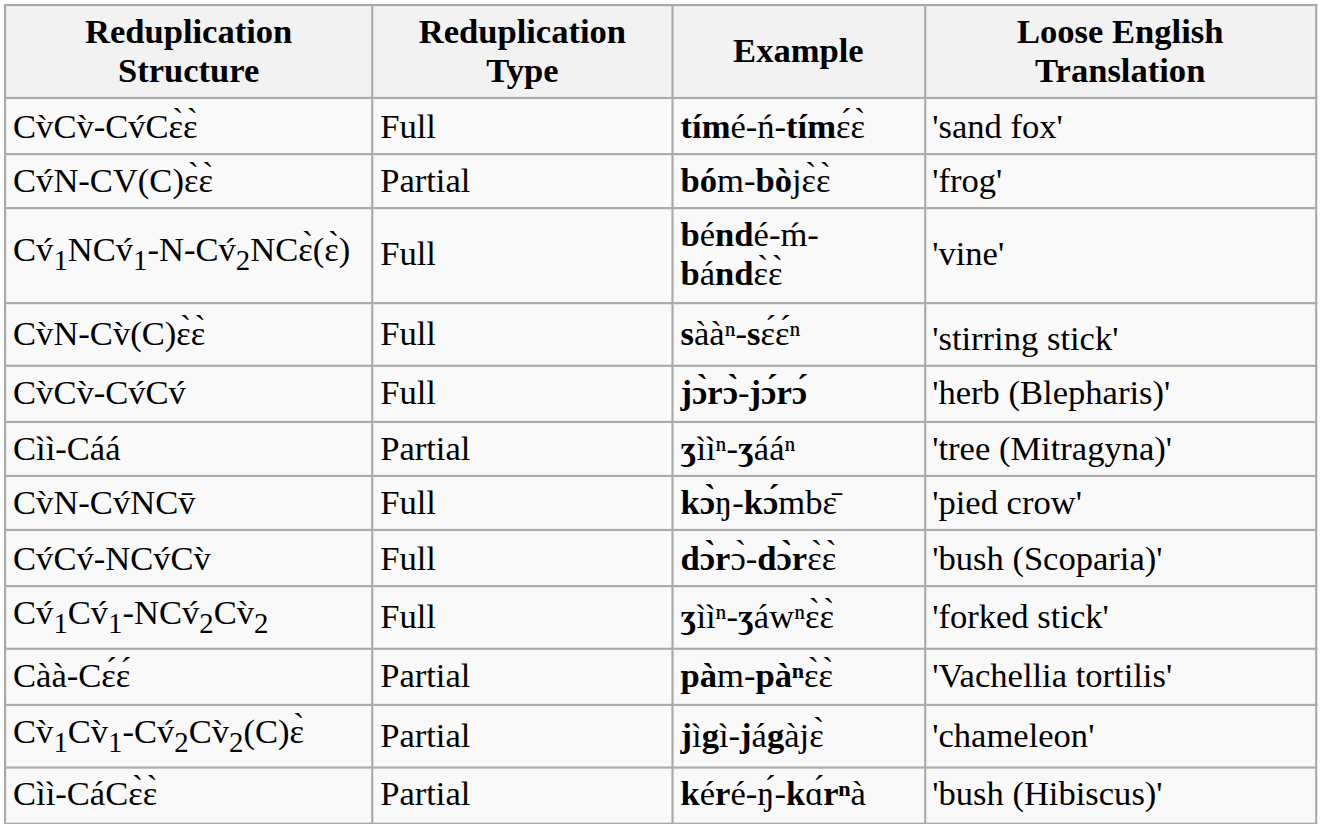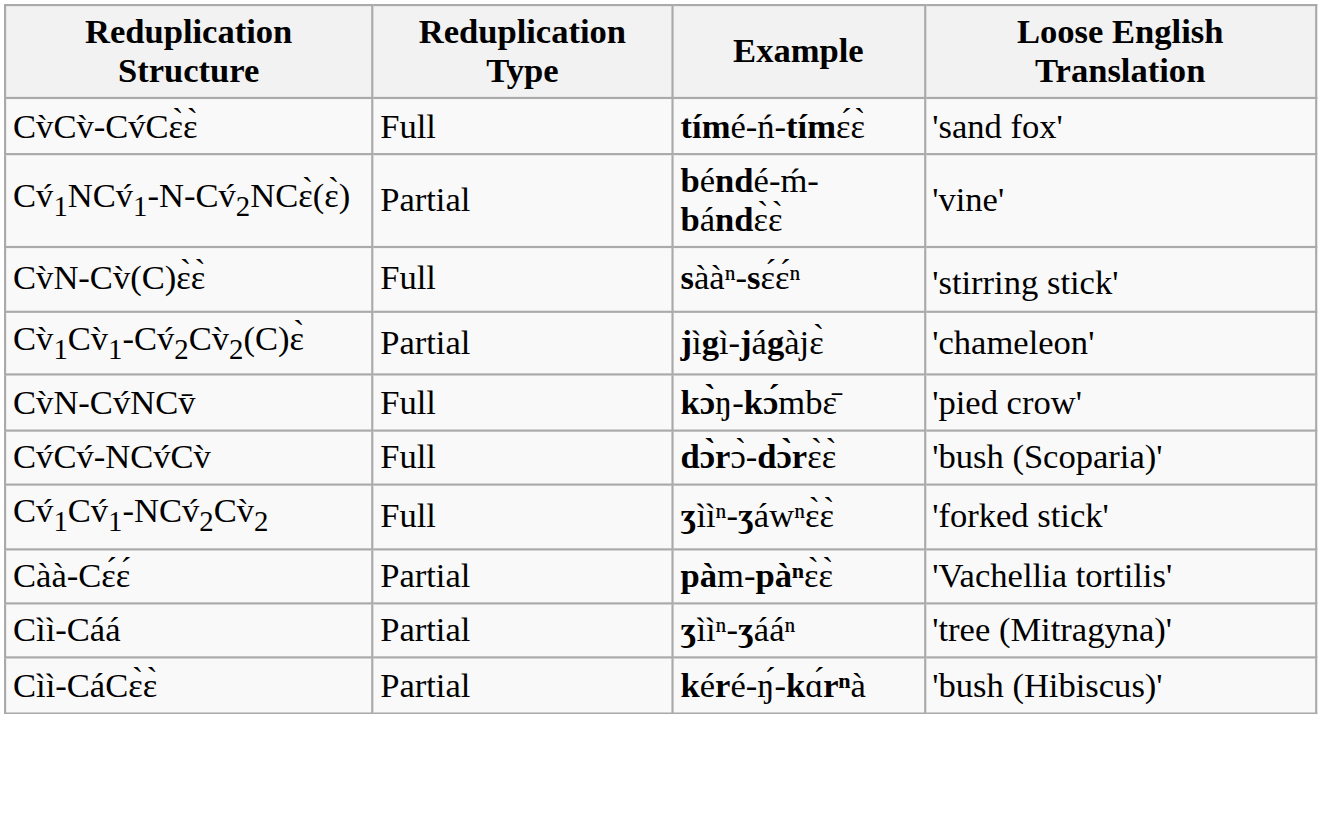- row: (113, 180)
(408, 254) Full -> (425, 199) Partial
- row: (99, 393)
rows swapped: (159, 735) <-> (67, 447)
